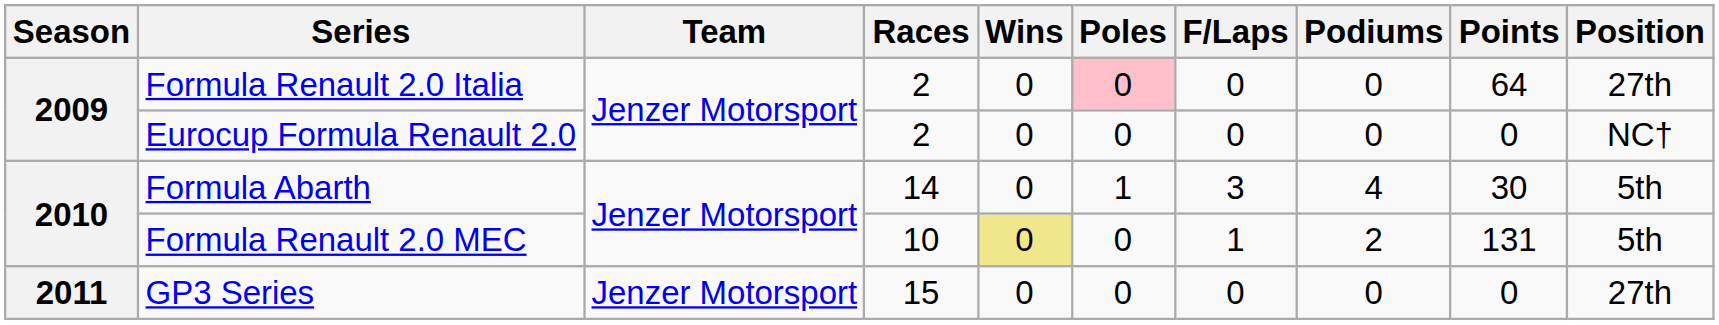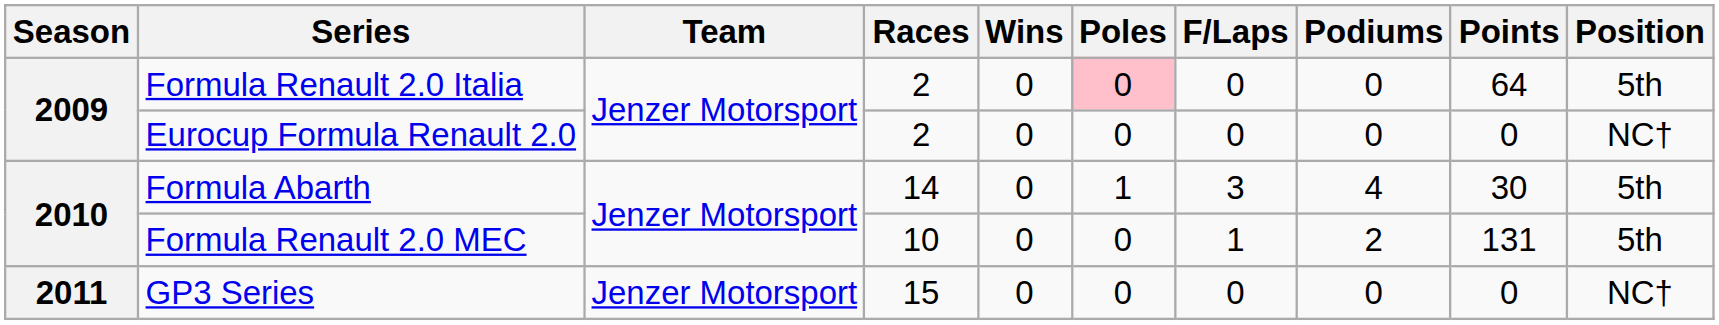(1640, 84) 27th -> (1640, 84) 5th
(1024, 240) khaki background -> (1024, 240) no background
(1640, 292) 27th -> (1640, 292) NC†
